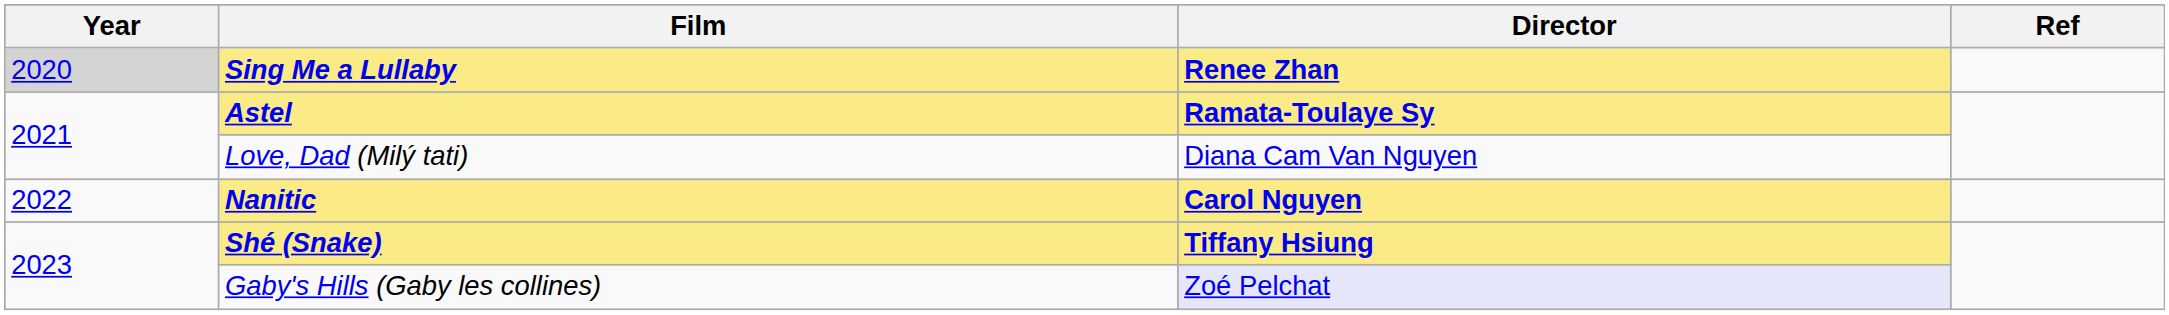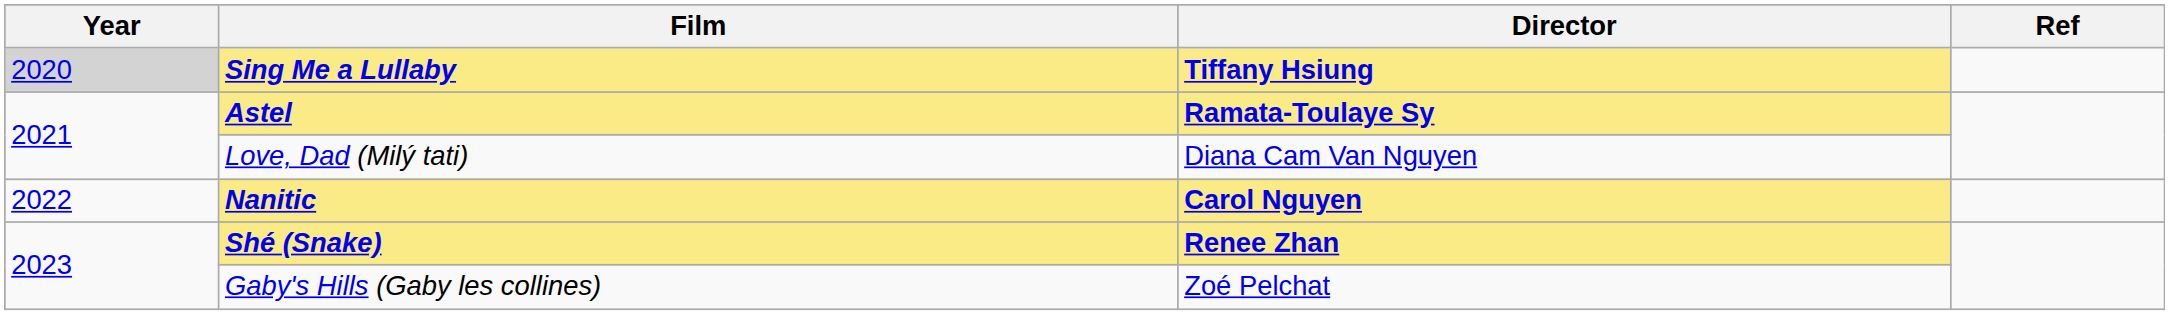(1262, 69) Renee Zhan -> (1279, 69) Tiffany Hsiung
(1279, 243) Tiffany Hsiung -> (1262, 243) Renee Zhan
(1257, 286) lavender background -> (1257, 286) no background
